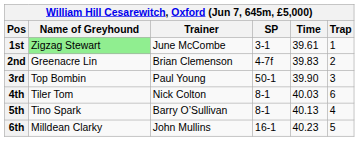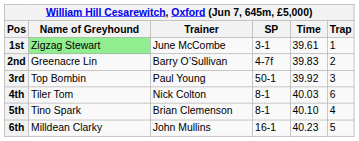(193, 62) Brian Clemenson -> (190, 62) Barry O’Sullivan
(305, 78) 39.90 -> (305, 78) 39.92
(190, 111) Barry O’Sullivan -> (193, 111) Brian Clemenson
(305, 111) 40.13 -> (305, 111) 40.10
